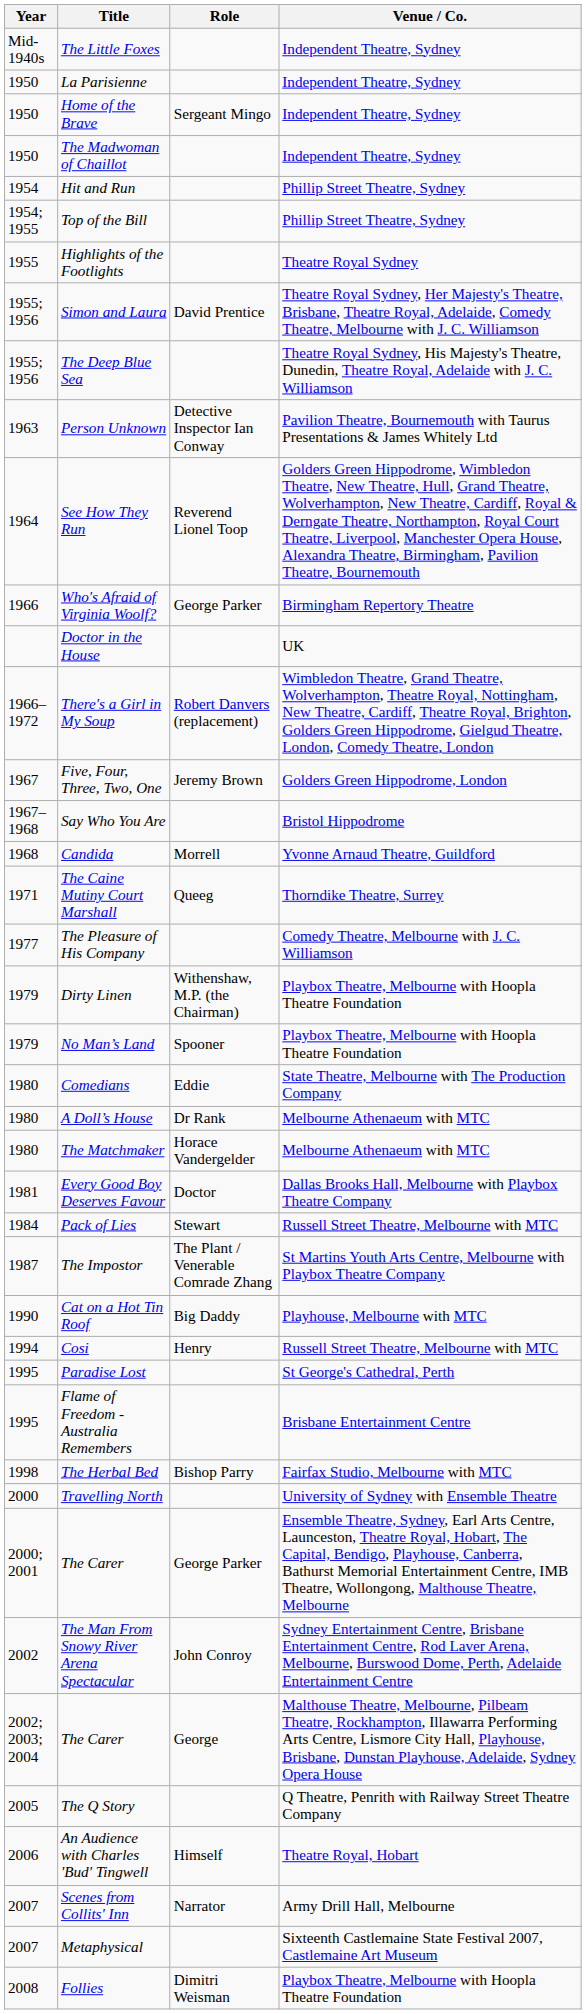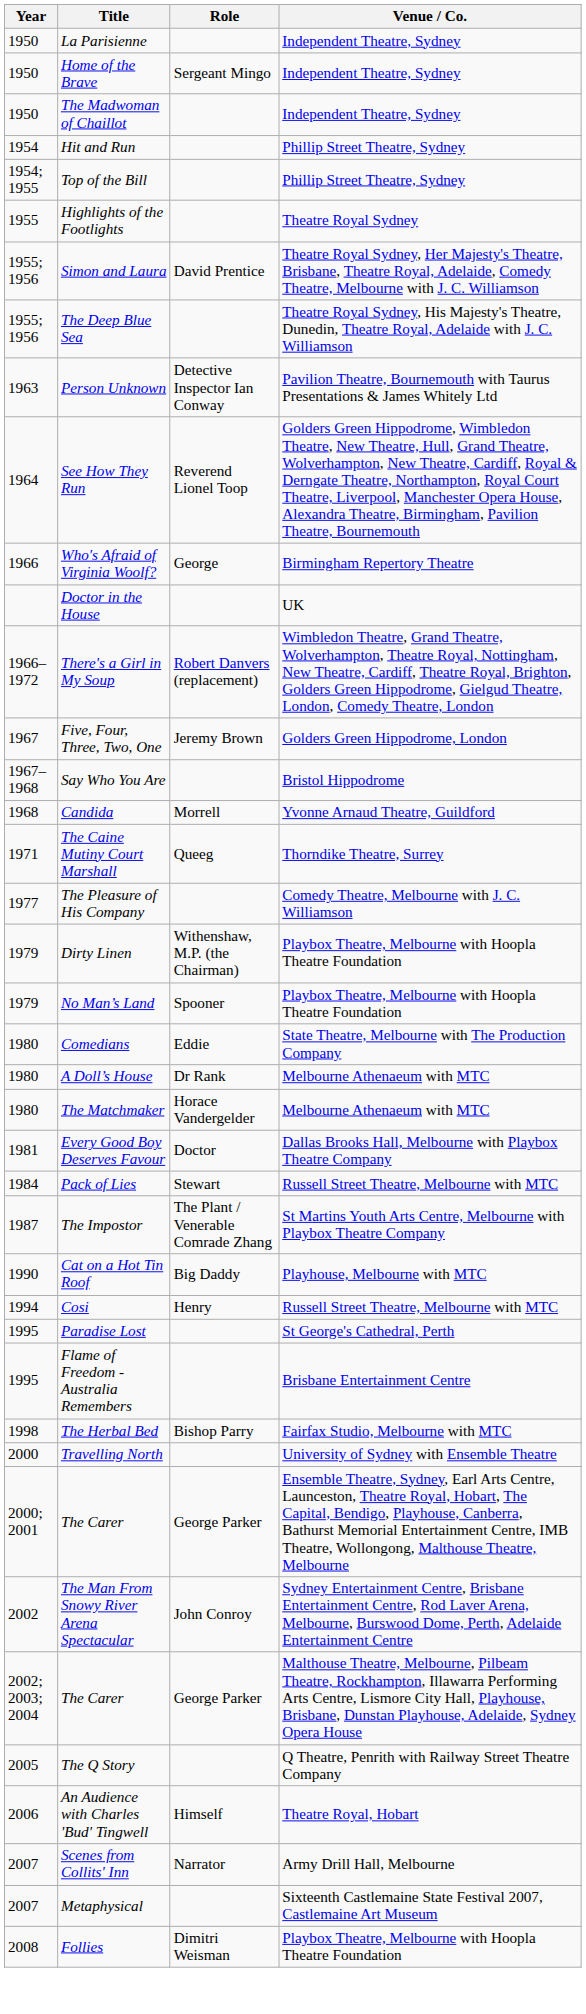- row: (26, 49)
(218, 605) George Parker -> (196, 563) George
(196, 1739) George -> (218, 1698) George Parker
